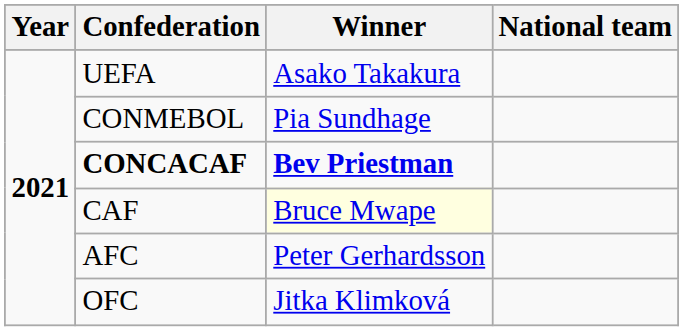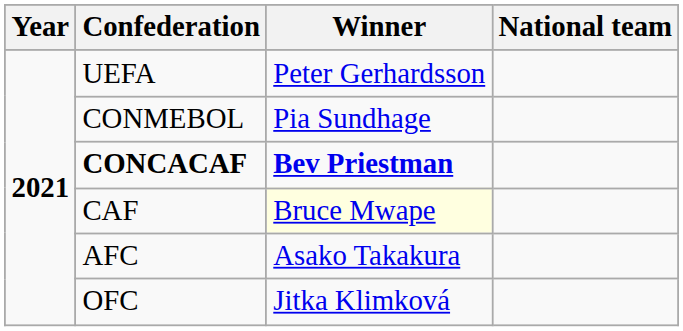(367, 73) Asako Takakura -> (379, 73) Peter Gerhardsson
(379, 255) Peter Gerhardsson -> (367, 255) Asako Takakura
